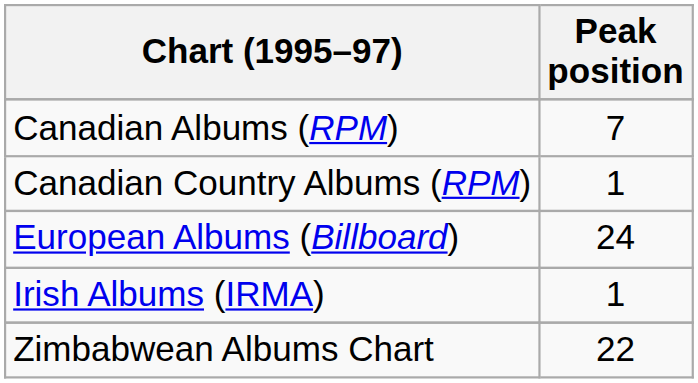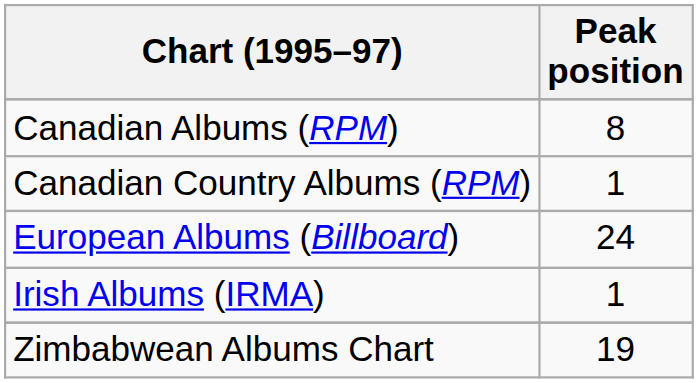(615, 127) 7 -> (615, 127) 8
(615, 349) 22 -> (615, 349) 19
